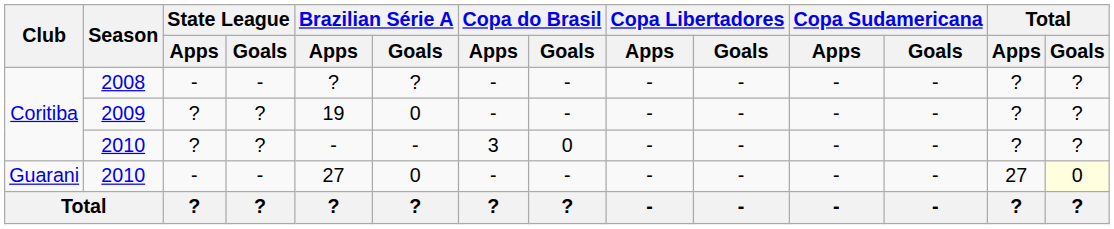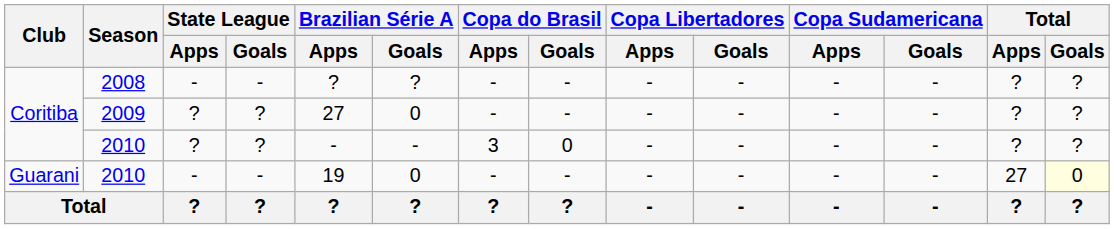(333, 113) 19 -> (333, 113) 27
(333, 176) 27 -> (333, 176) 19
